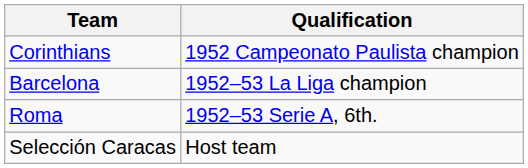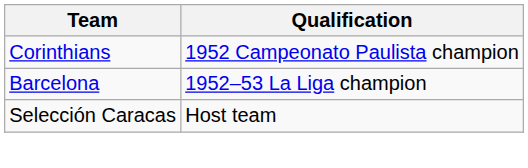- row: (36, 115)
